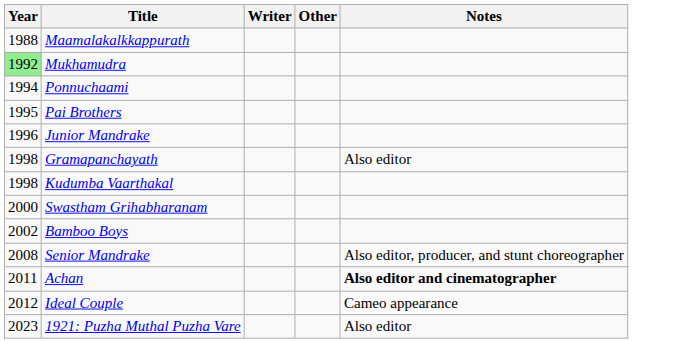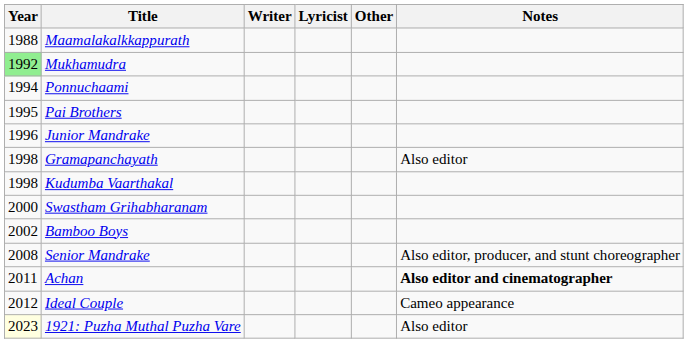+ column: (323, 16)
(23, 326) no background -> (23, 326) lightyellow background
